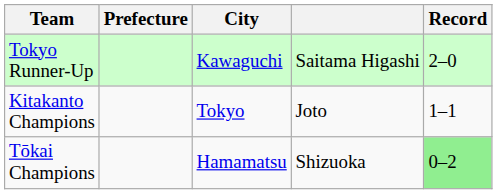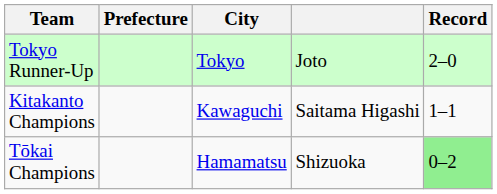(240, 60) Kawaguchi -> (221, 60) Tokyo
(358, 60) Saitama Higashi -> (311, 60) Joto
(221, 111) Tokyo -> (240, 111) Kawaguchi
(311, 111) Joto -> (358, 111) Saitama Higashi
